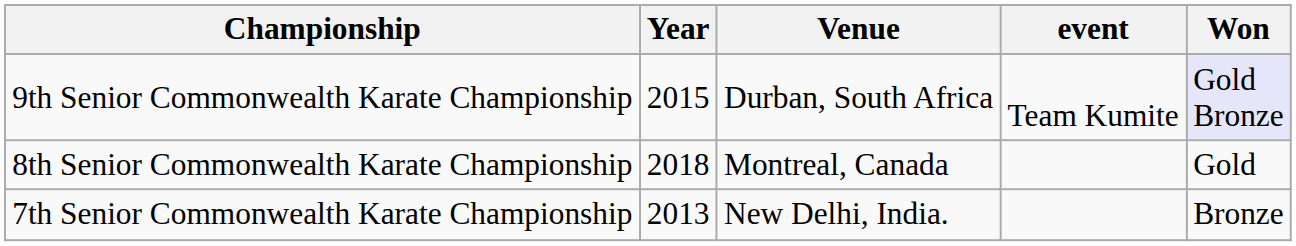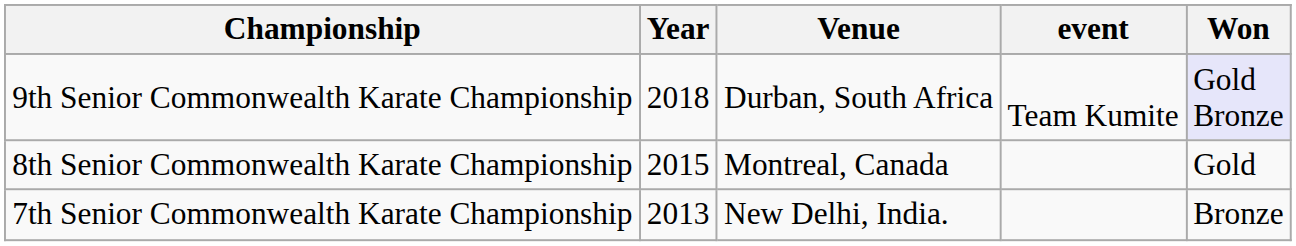(678, 96) 2015 -> (678, 96) 2018
(678, 164) 2018 -> (678, 164) 2015
